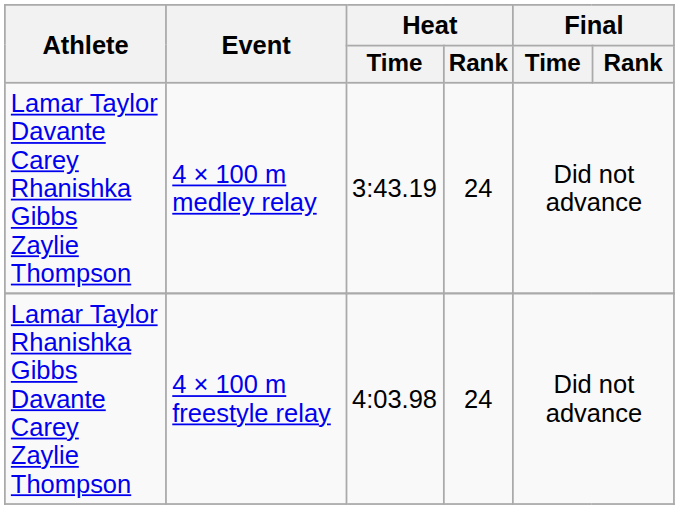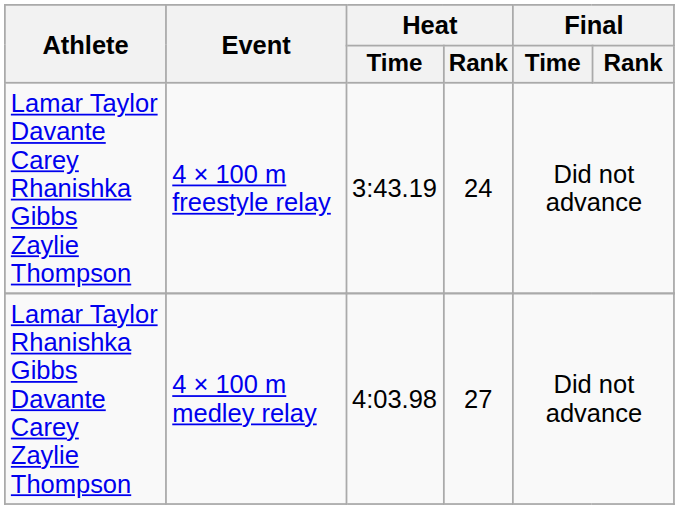(244, 189) 4 × 100 m medley relay -> (252, 189) 4 × 100 m freestyle relay
(252, 399) 4 × 100 m freestyle relay -> (244, 399) 4 × 100 m medley relay
(478, 399) 24 -> (478, 399) 27
